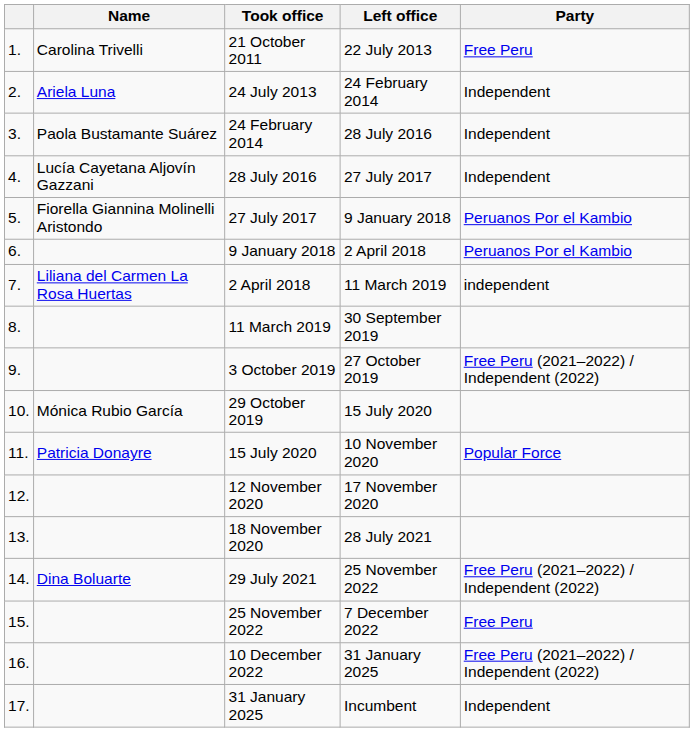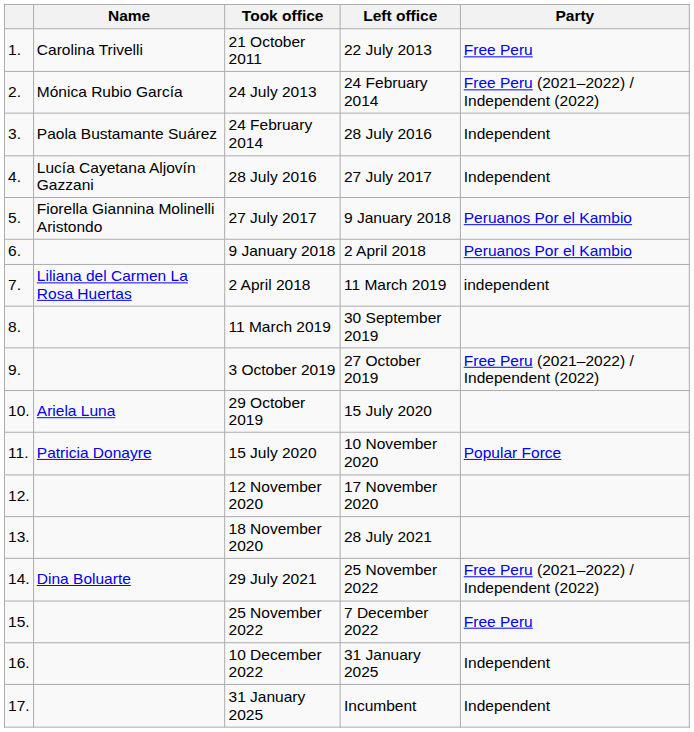(76, 92) Ariela Luna -> (110, 92) Mónica Rubio García
(507, 92) Independent -> (549, 92) Free Peru (2021–2022) / Independent (2022)
(110, 411) Mónica Rubio García -> (76, 411) Ariela Luna
(549, 663) Free Peru (2021–2022) / Independent (2022) -> (507, 663) Independent
